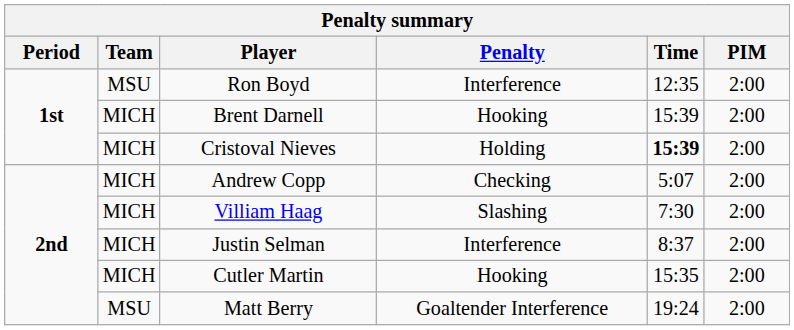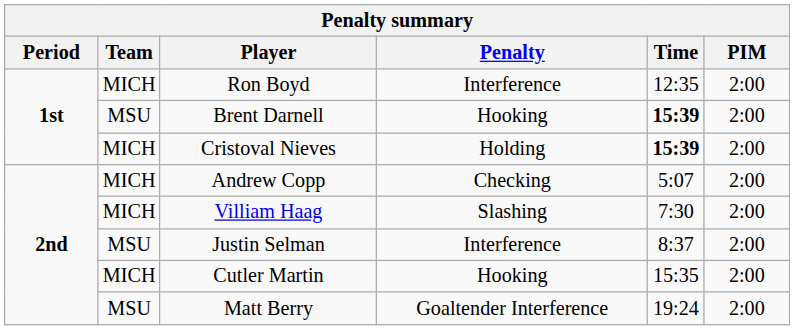(129, 84) MSU -> (129, 84) MICH
(129, 116) MICH -> (129, 116) MSU
(676, 116) normal -> (676, 116) bold
(129, 244) MICH -> (129, 244) MSU
